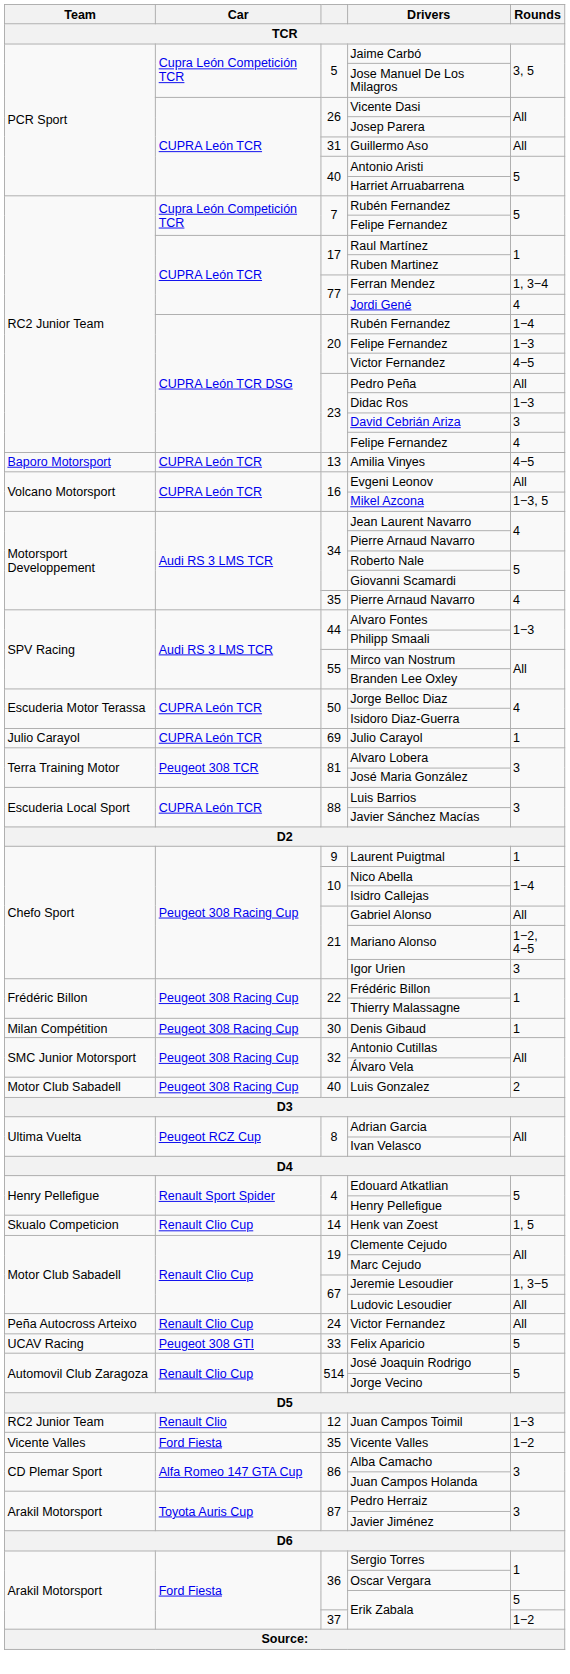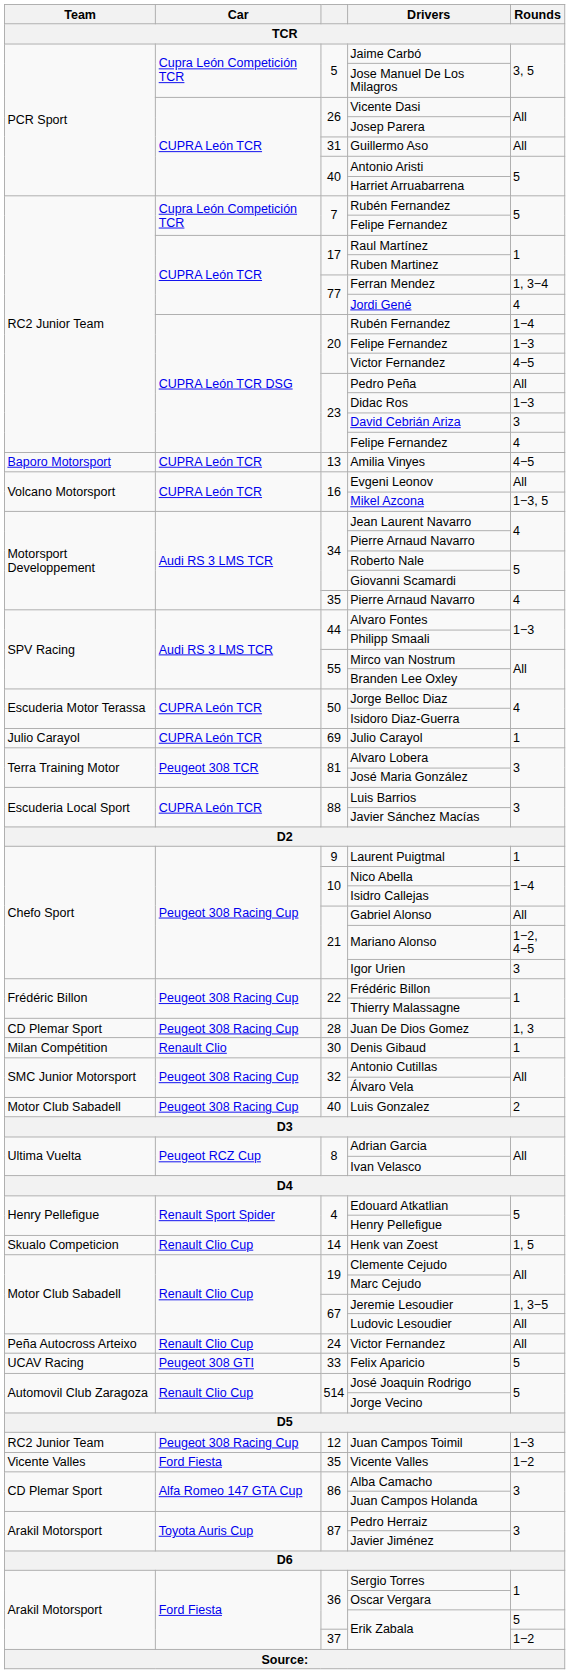+ row: (334, 1028)
(229, 1028) Peugeot 308 Racing Cup -> (193, 1047) Renault Clio
(193, 1422) Renault Clio -> (229, 1442) Peugeot 308 Racing Cup
